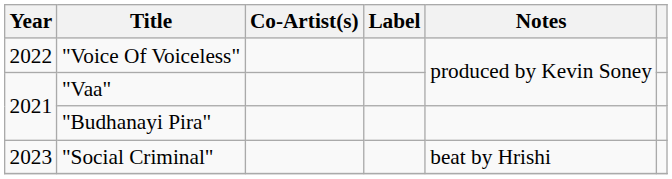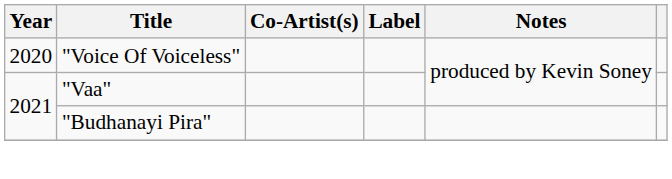(31, 55) 2022 -> (31, 55) 2020
- row: (138, 156)
